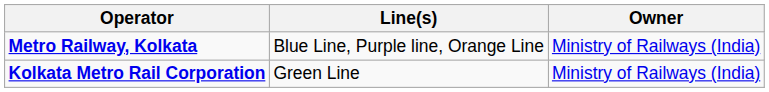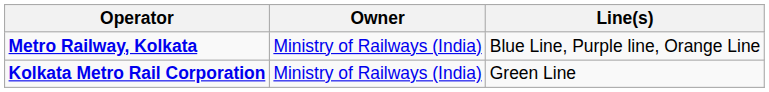columns swapped: (656, 18) <-> (409, 18)
